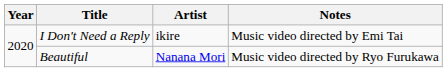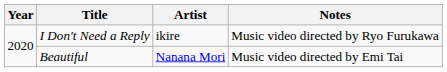(317, 35) Music video directed by Emi Tai -> (335, 35) Music video directed by Ryo Furukawa
(335, 56) Music video directed by Ryo Furukawa -> (317, 56) Music video directed by Emi Tai
